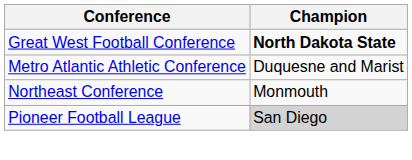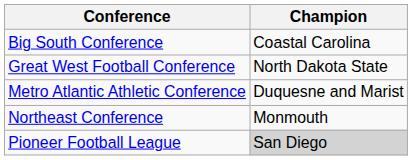+ row: (86, 42)
(324, 42) bold -> (321, 67) normal
